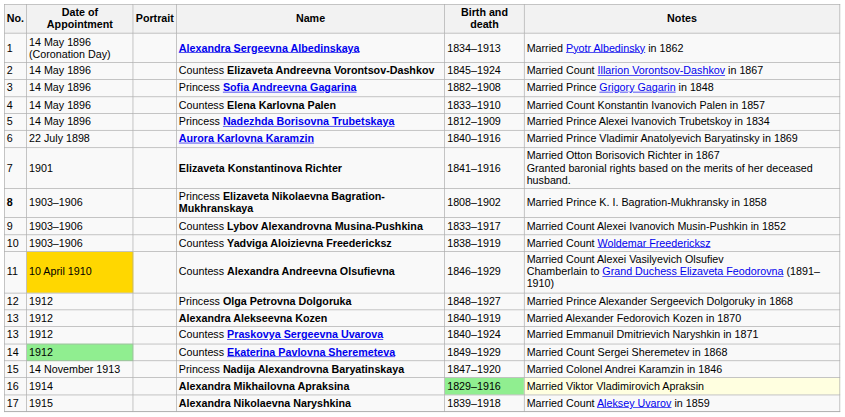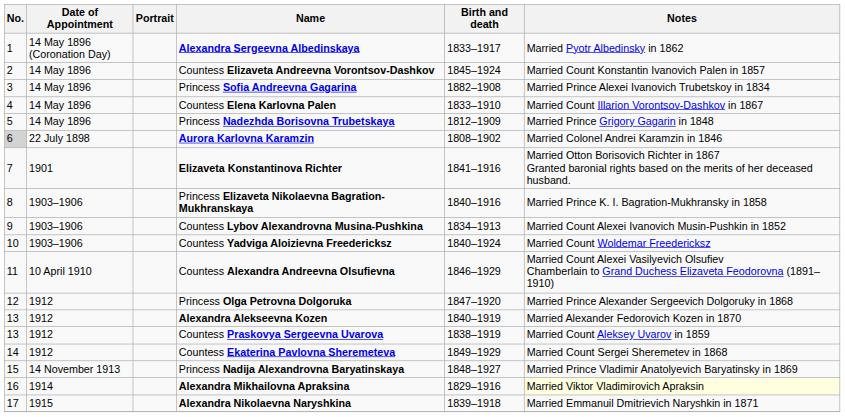(474, 48) 1834–1913 -> (474, 48) 1833–1917
(645, 71) Married Count Illarion Vorontsov-Dashkov in 1867 -> (646, 71) Married Count Konstantin Ivanovich Palen in 1857
(620, 88) Married Prince Grigory Gagarin in 1848 -> (648, 88) Married Prince Alexei Ivanovich Trubetskoy in 1834
(646, 105) Married Count Konstantin Ivanovich Palen in 1857 -> (645, 105) Married Count Illarion Vorontsov-Dashkov in 1867
(648, 122) Married Prince Alexei Ivanovich Trubetskoy in 1834 -> (620, 122) Married Prince Grigory Gagarin in 1848
(10, 139) no background -> (10, 139) lightgrey background
(474, 139) 1840–1916 -> (474, 139) 1808–1902
(662, 139) Married Prince Vladimir Anatolyevich Baryatinsky in 1869 -> (624, 139) Married Colonel Andrei Karamzin in 1846
(10, 203) bold -> (10, 203) normal
(474, 203) 1808–1902 -> (474, 203) 1840–1916
(474, 226) 1833–1917 -> (474, 226) 1834–1913
(474, 243) 1838–1919 -> (474, 243) 1840–1924
(60, 272) gold background -> (60, 272) no background
(474, 301) 1848–1927 -> (474, 301) 1847–1920
(474, 335) 1840–1924 -> (474, 335) 1838–1919
(643, 335) Married Emmanuil Dmitrievich Naryshkin in 1871 -> (618, 335) Married Count Aleksey Uvarov in 1859
(41, 352) lightgreen background -> (41, 352) no background
(474, 369) 1847–1920 -> (474, 369) 1848–1927
(624, 369) Married Colonel Andrei Karamzin in 1846 -> (662, 369) Married Prince Vladimir Anatolyevich Baryatinsky in 1869
(474, 386) lightgreen background -> (474, 386) no background
(618, 403) Married Count Aleksey Uvarov in 1859 -> (643, 403) Married Emmanuil Dmitrievich Naryshkin in 1871
